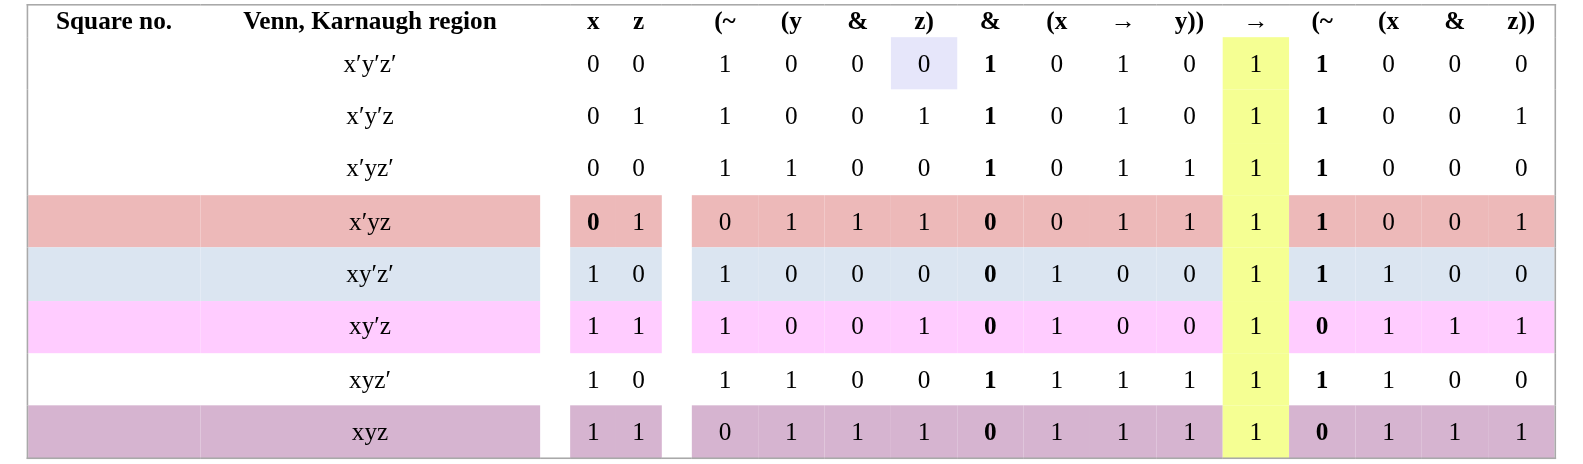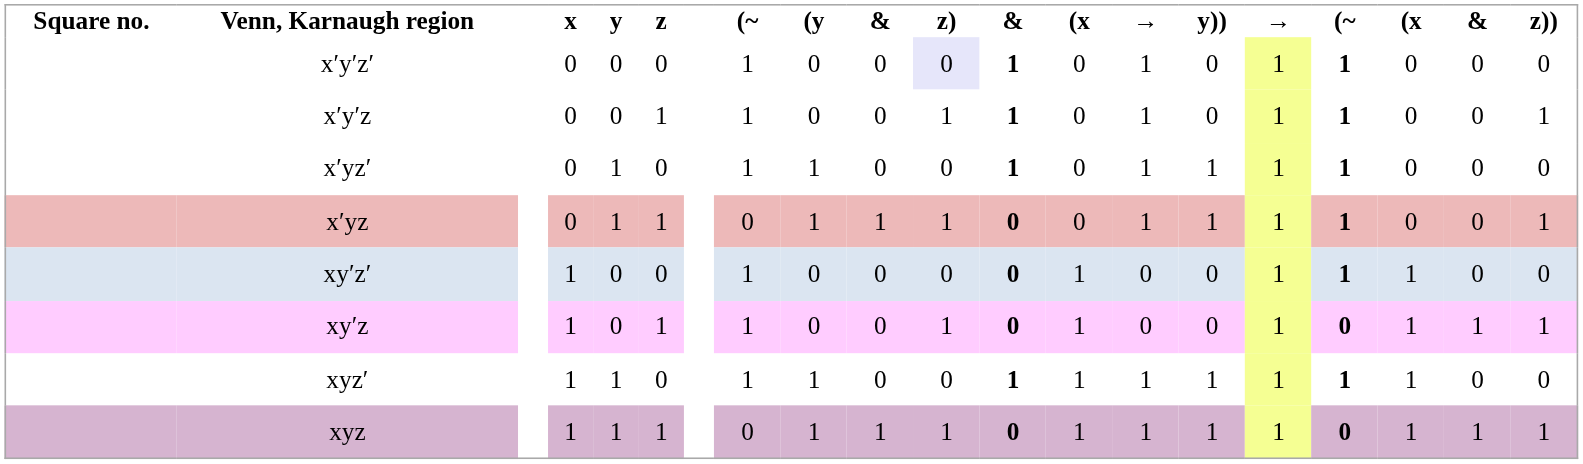+ column: (616, 21)
(593, 221) bold -> (571, 221) normal
